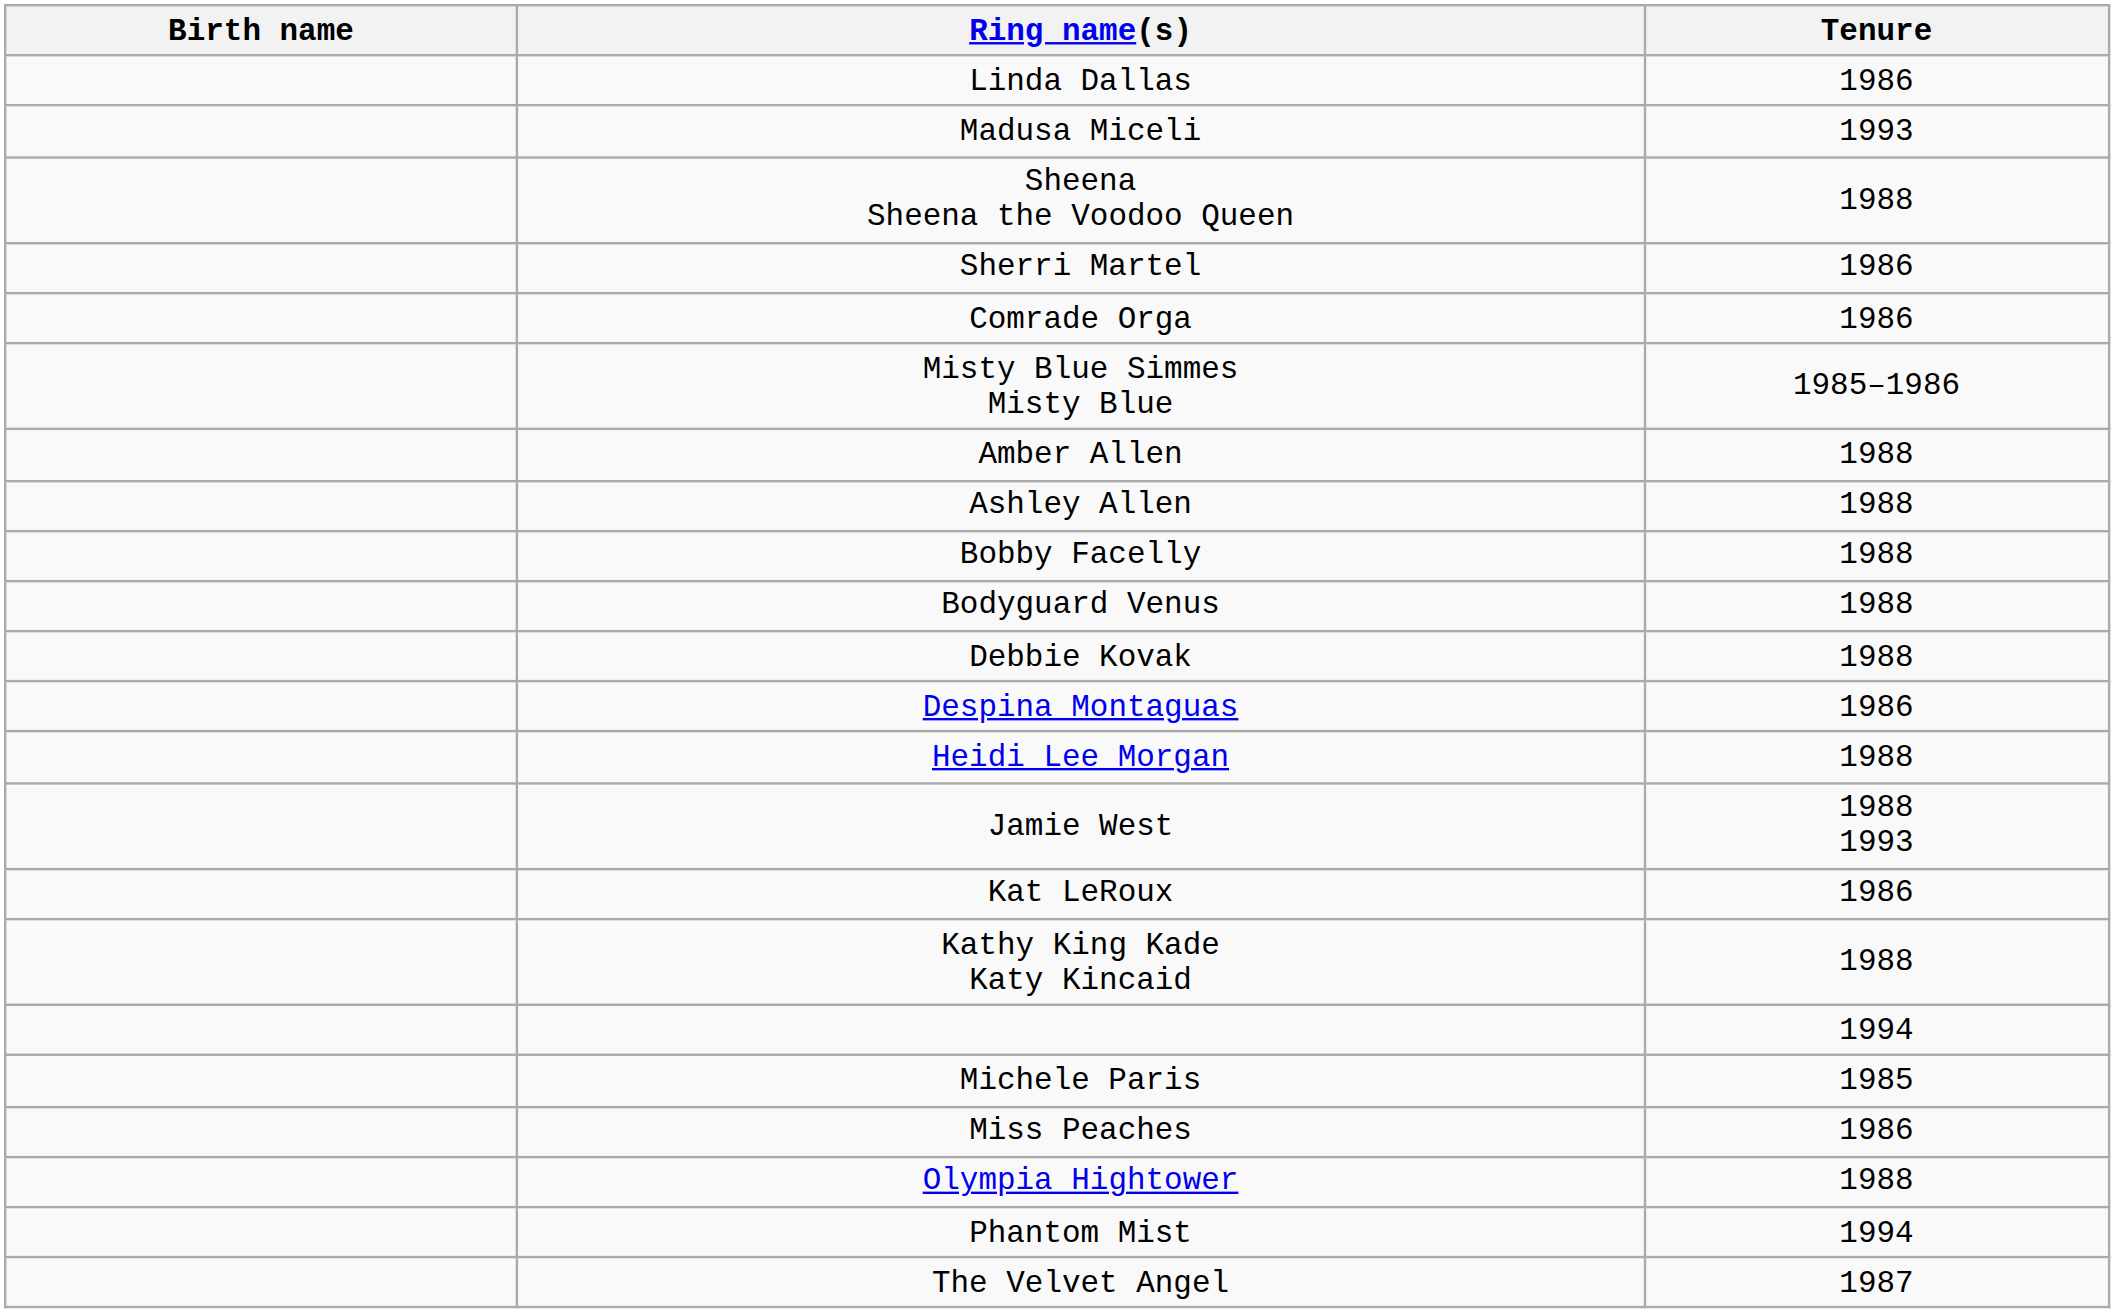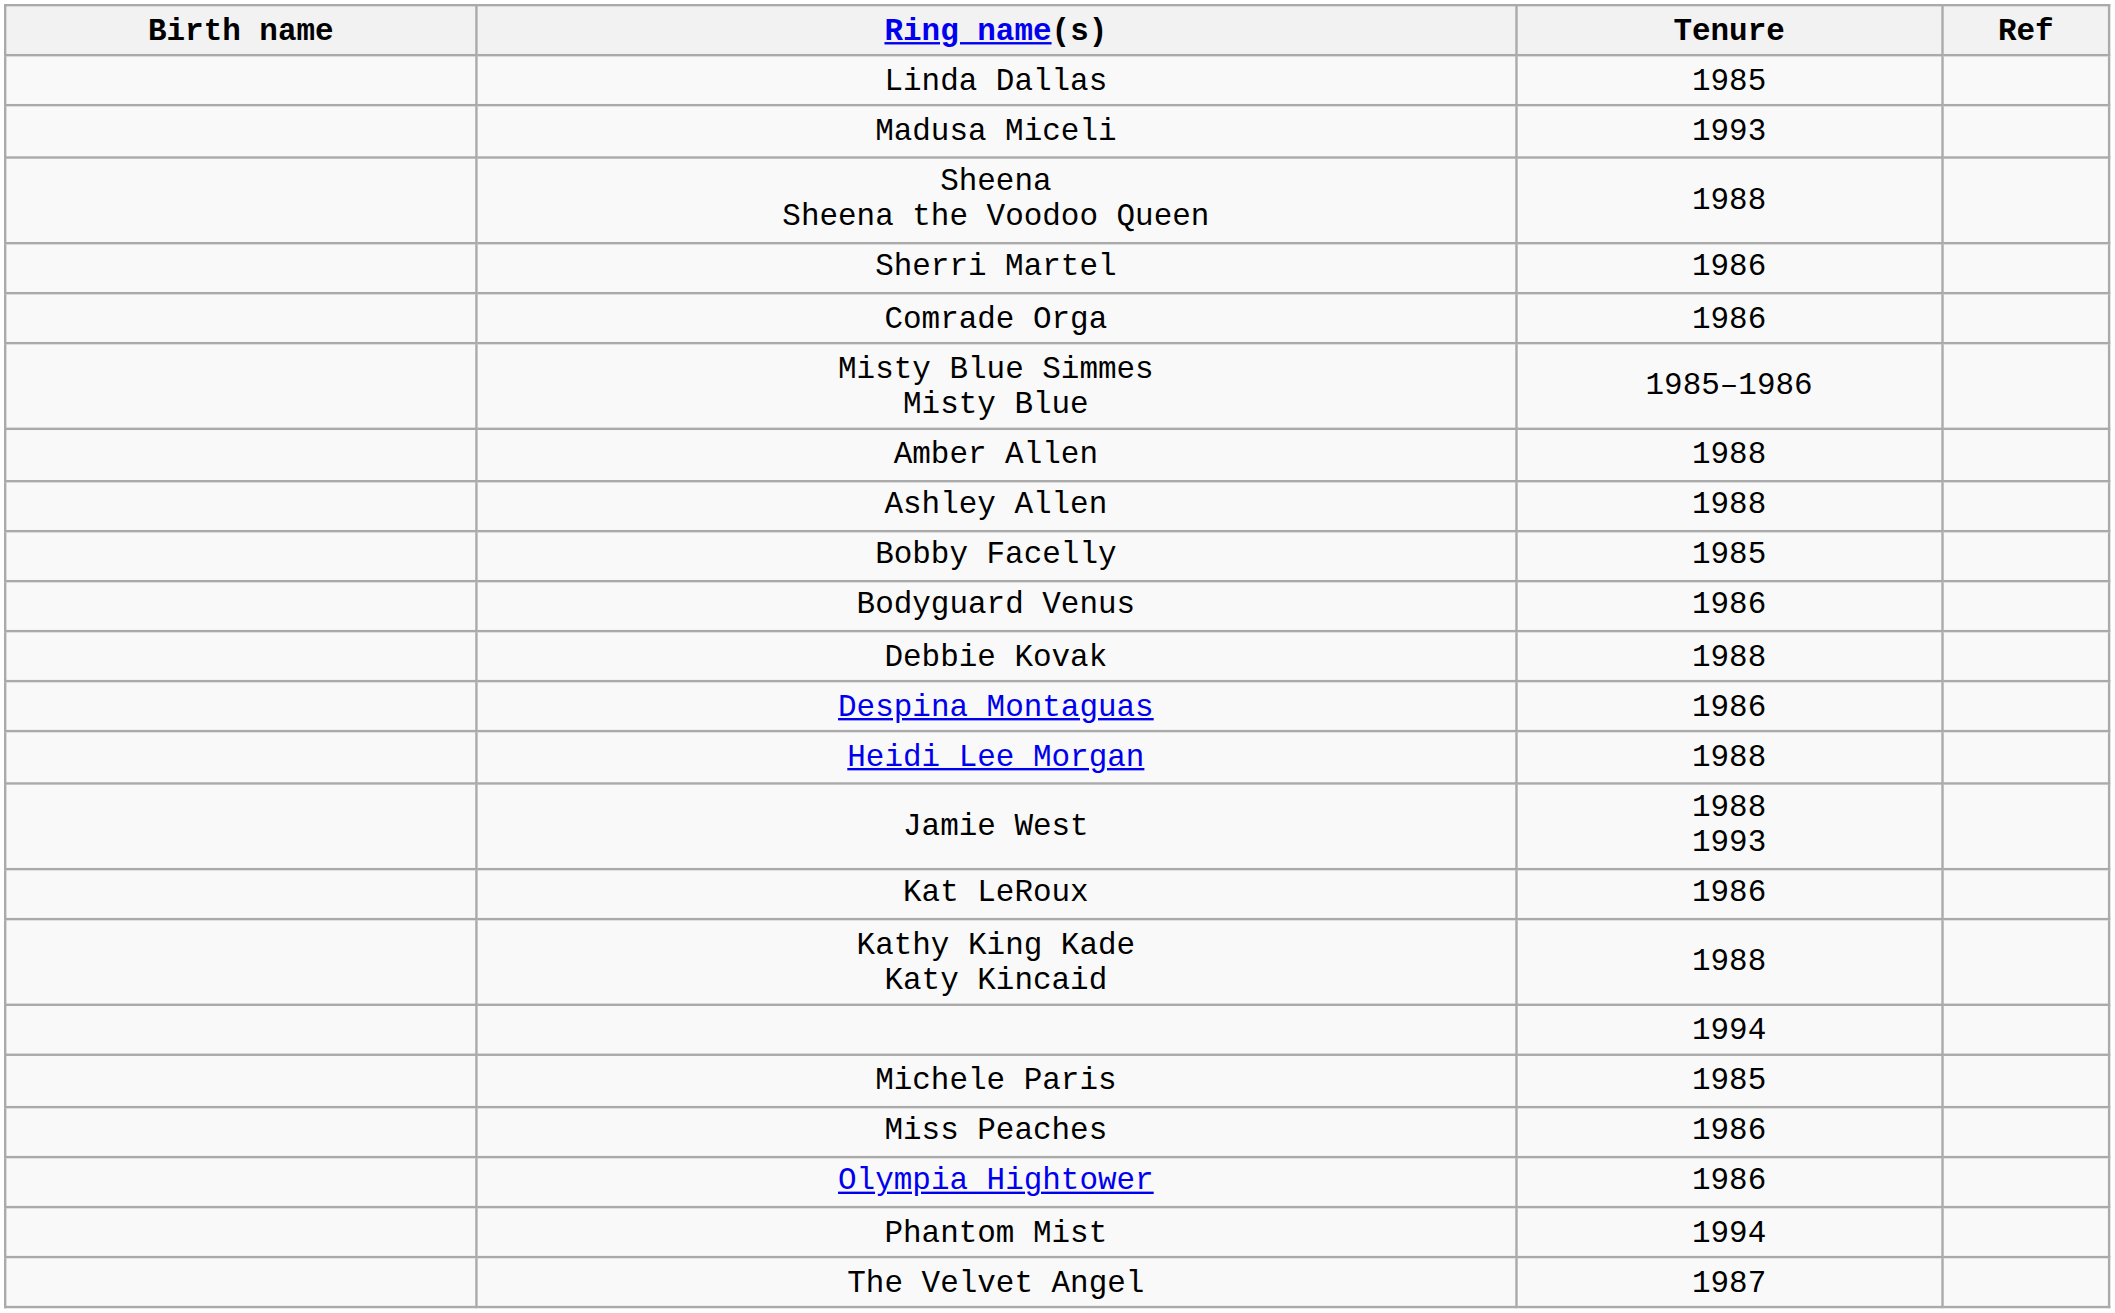+ column: (2026, 30)
(1877, 81) 1986 -> (1729, 81) 1985
(1877, 556) 1988 -> (1729, 556) 1985
(1877, 606) 1988 -> (1729, 606) 1986
(1877, 1182) 1988 -> (1729, 1182) 1986
